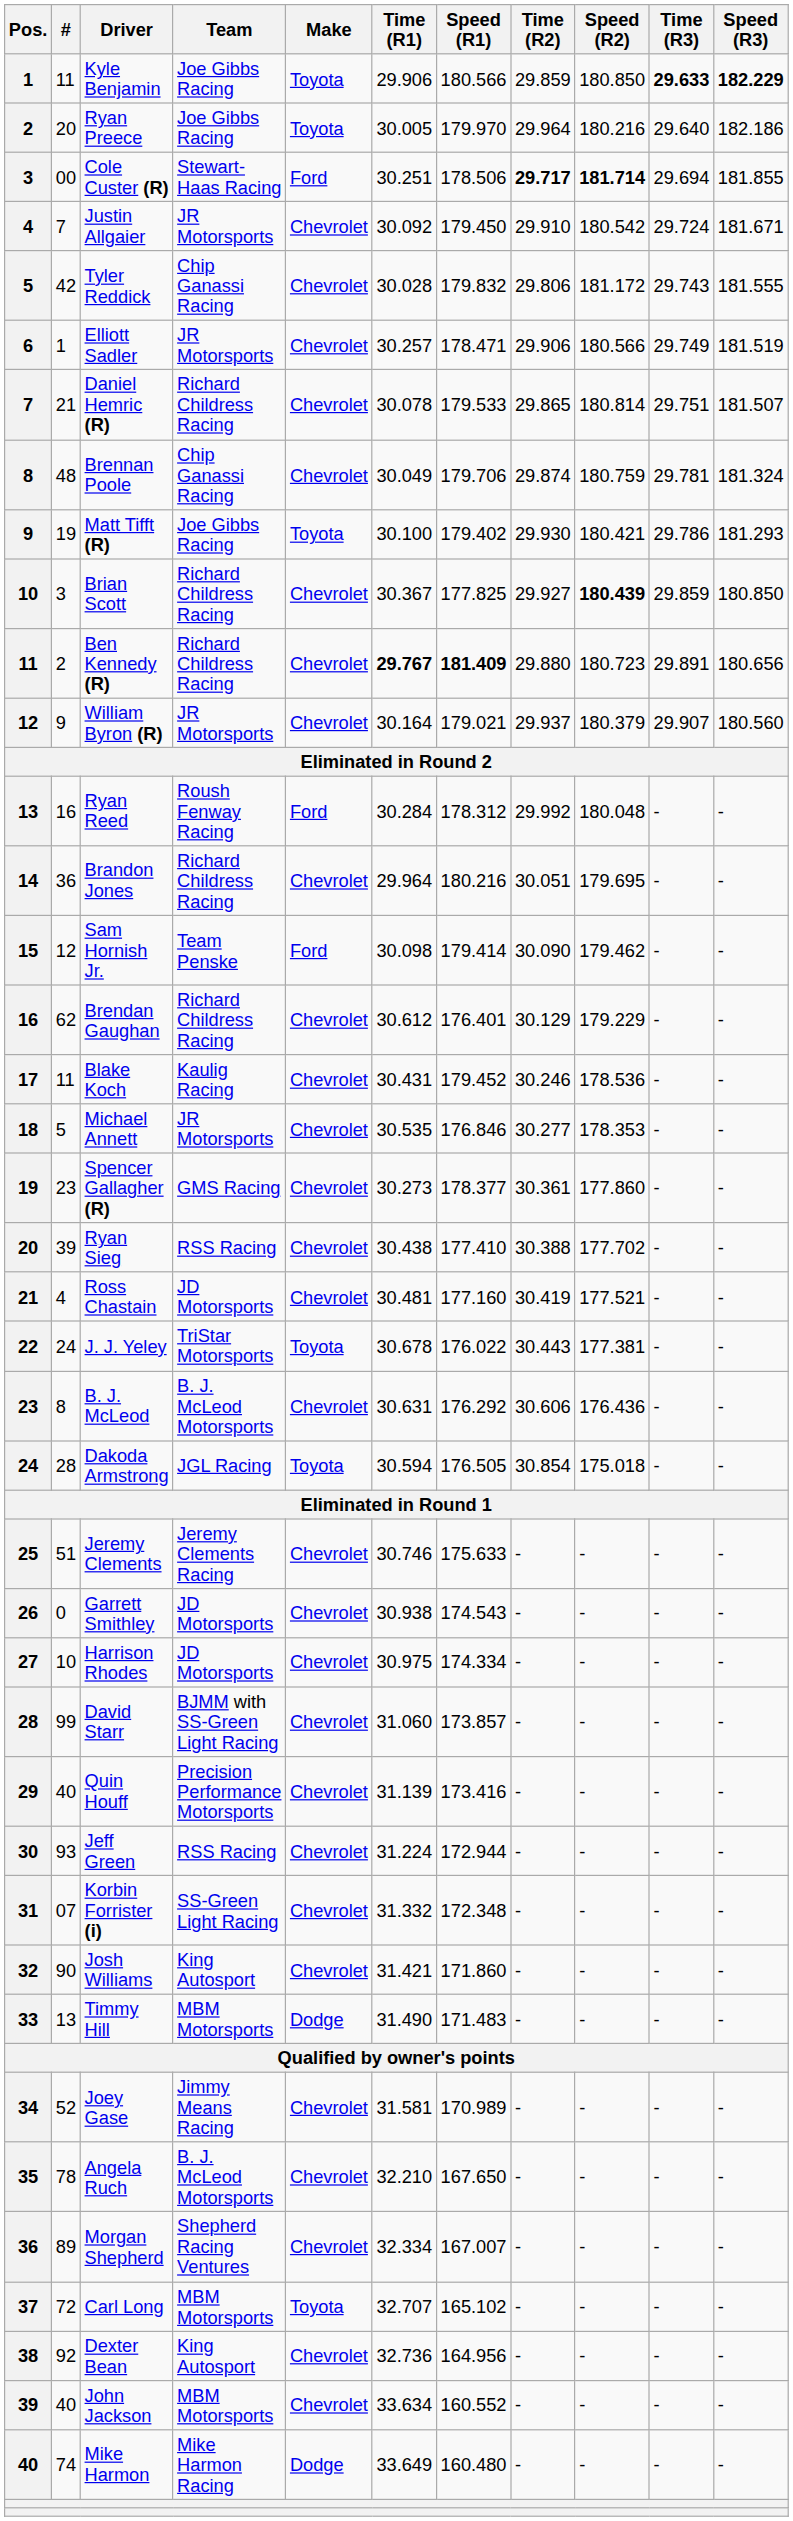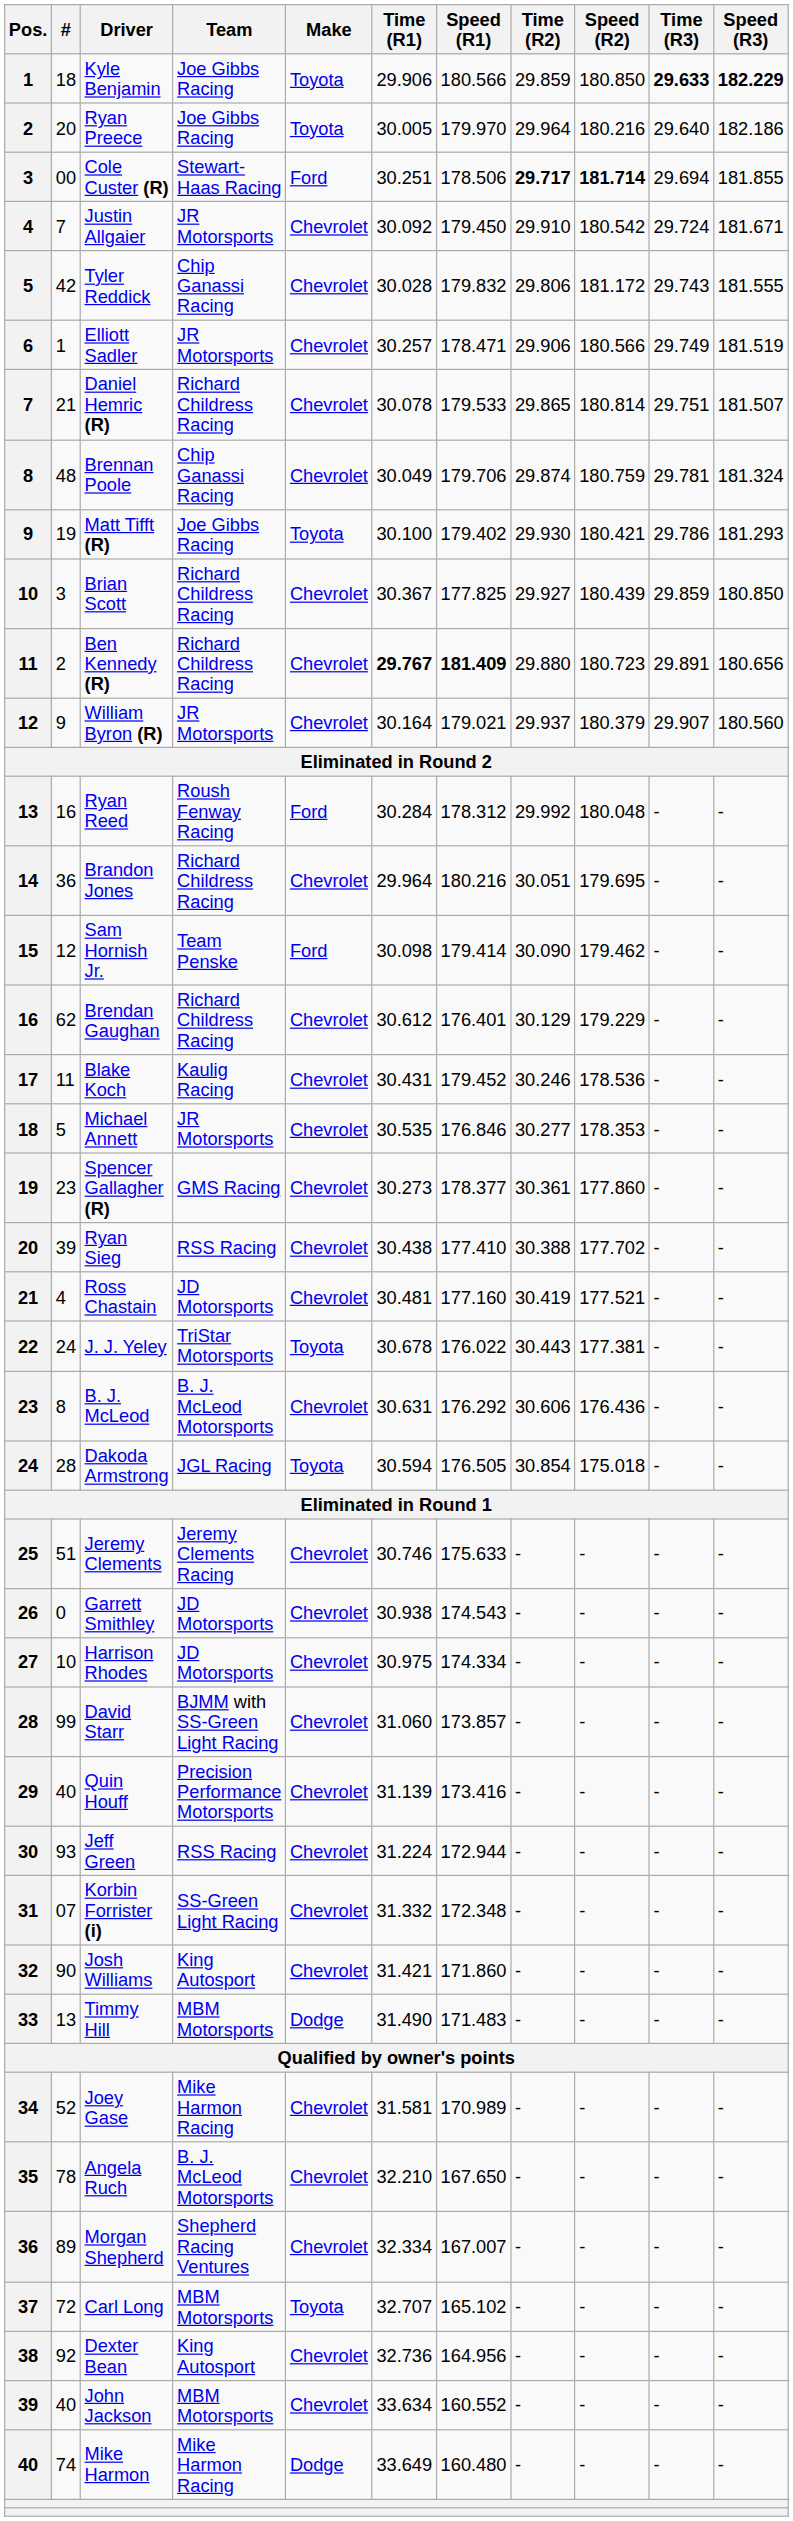(65, 79) 11 -> (66, 79) 18
(612, 594) bold -> (612, 594) normal
(205, 2108) Jimmy Means Racing -> (210, 2108) Mike Harmon Racing
